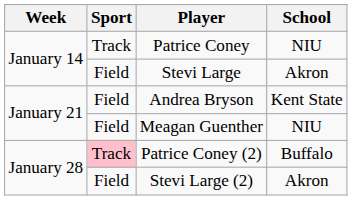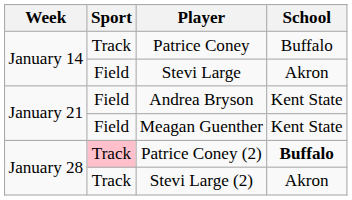(307, 45) NIU -> (307, 45) Buffalo
(307, 126) NIU -> (307, 126) Kent State
(307, 153) normal -> (307, 153) bold
(111, 180) Field -> (111, 180) Track
